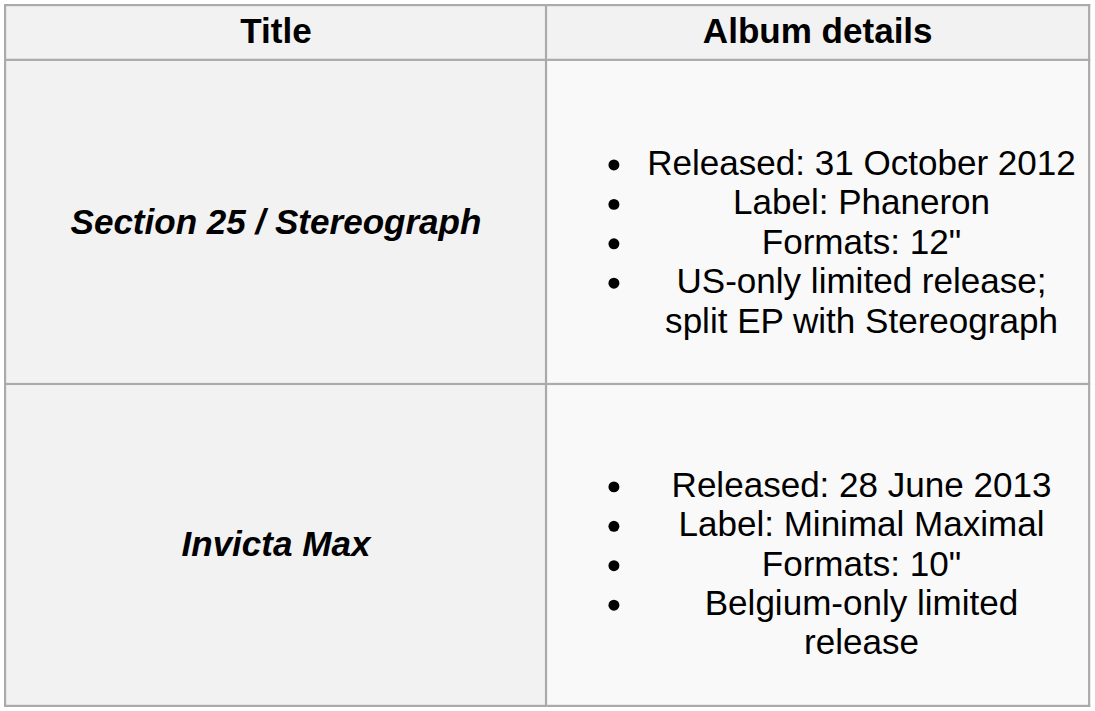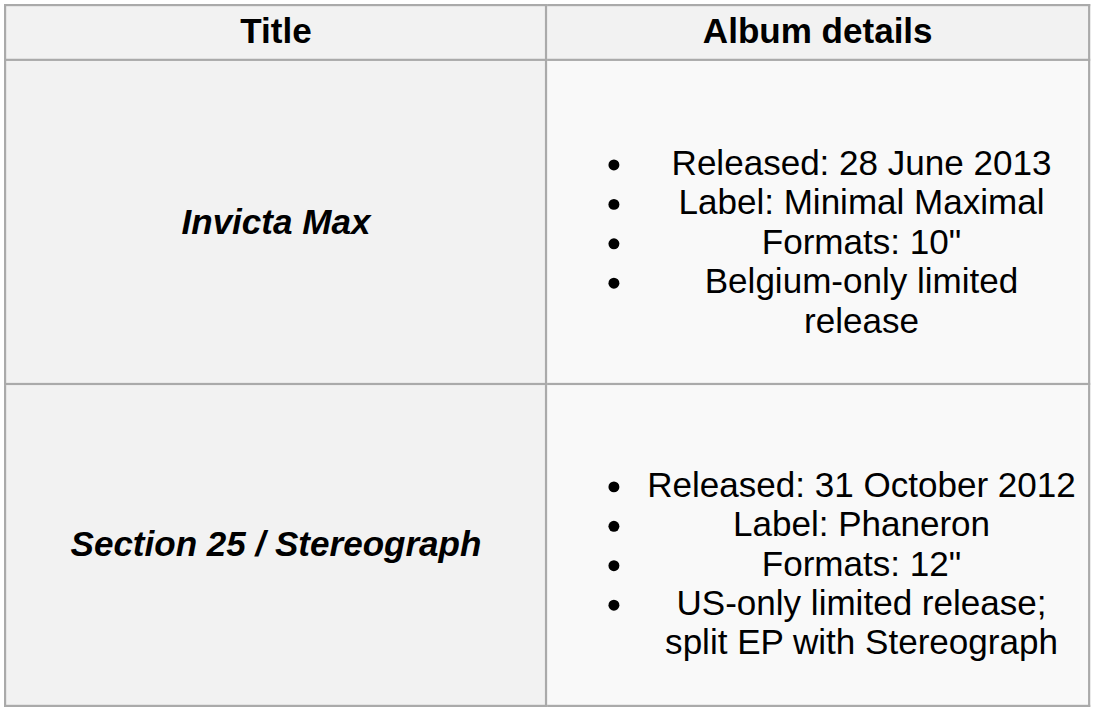rows swapped: (276, 221) <-> (276, 544)
